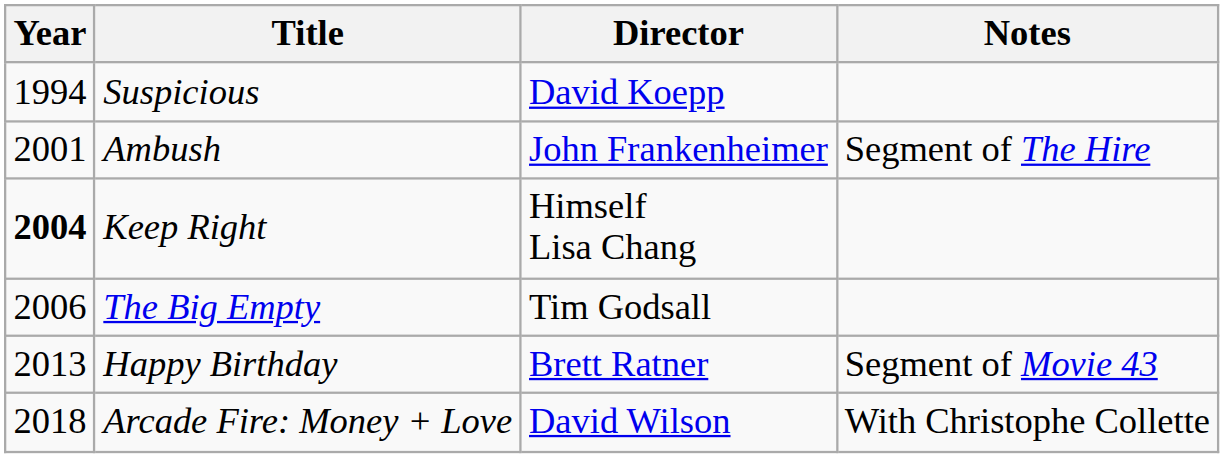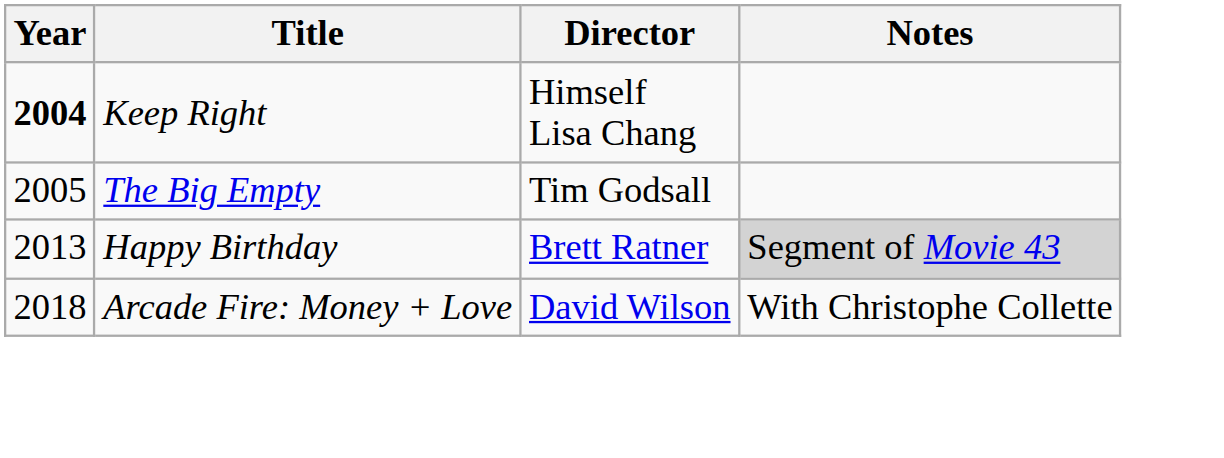- row: (181, 91)
- row: (162, 149)
(50, 305) 2006 -> (50, 190) 2005
(1001, 363) no background -> (904, 248) lightgrey background
